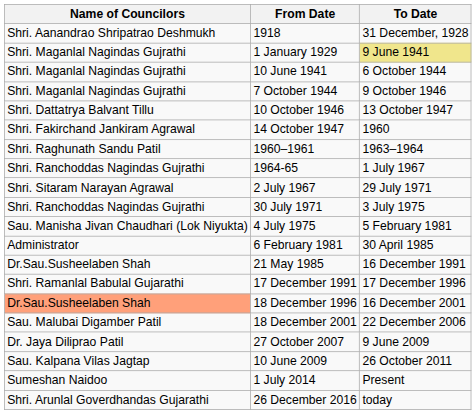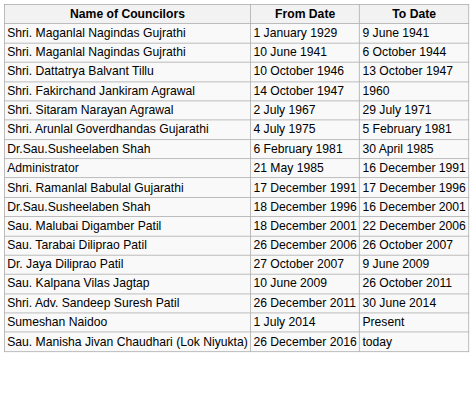- row: (267, 33)
(396, 52) khaki background -> (396, 33) no background
- row: (295, 91)
- row: (284, 149)
- row: (276, 168)
- row: (288, 206)
(127, 226) Sau. Manisha Jivan Chaudhari (Lok Niyukta) -> (108, 129) Shri. Arunlal Goverdhandas Gujarathi
(43, 245) Administrator -> (79, 149) Dr.Sau.Susheelaben Shah
(79, 264) Dr.Sau.Susheelaben Shah -> (43, 168) Administrator
(79, 303) lightsalmon background -> (79, 206) no background
+ row: (305, 245)
+ row: (305, 303)
(108, 399) Shri. Arunlal Goverdhandas Gujarathi -> (127, 341) Sau. Manisha Jivan Chaudhari (Lok Niyukta)
